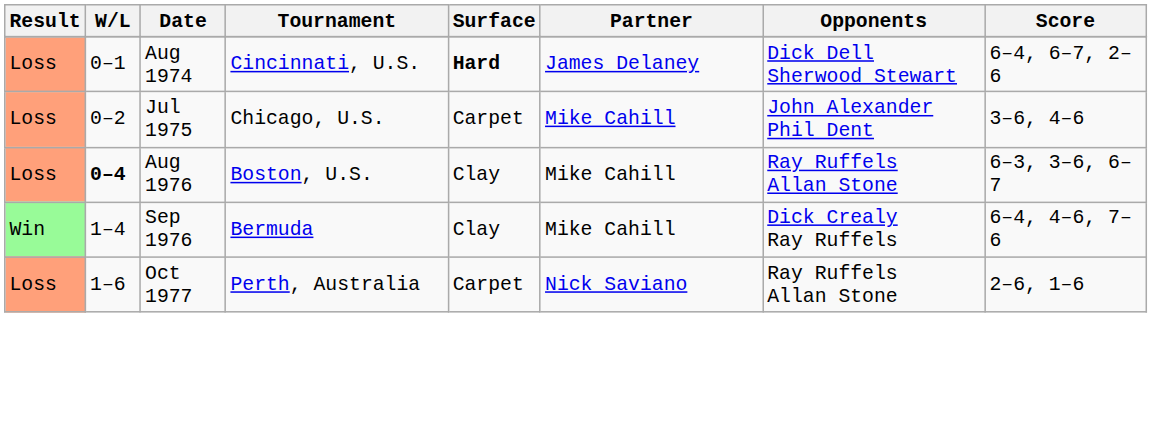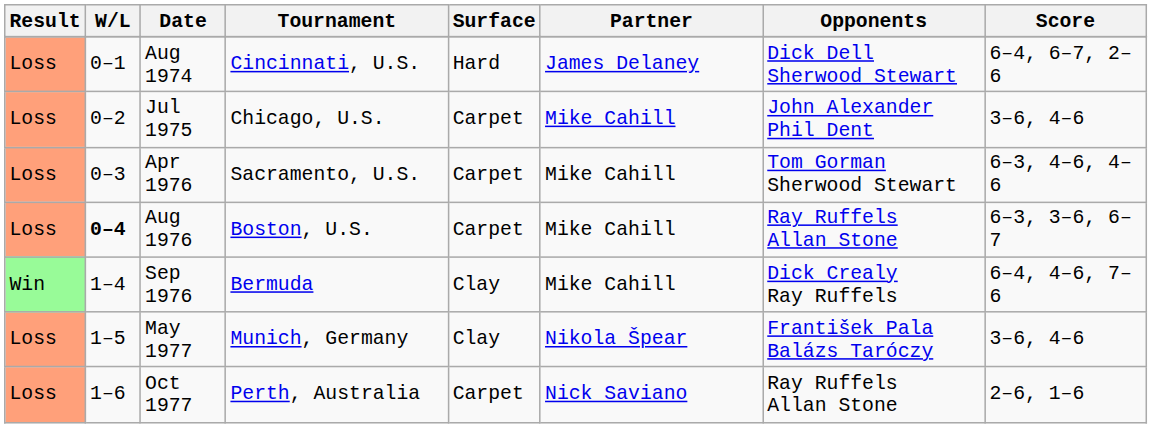(476, 64) bold -> (476, 64) normal
+ row: (169, 174)
(476, 174) Clay -> (488, 229) Carpet
+ row: (169, 339)
